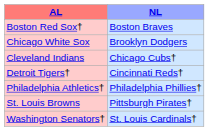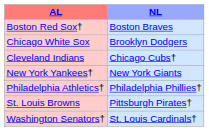- row: (38, 73)
+ row: (50, 73)
